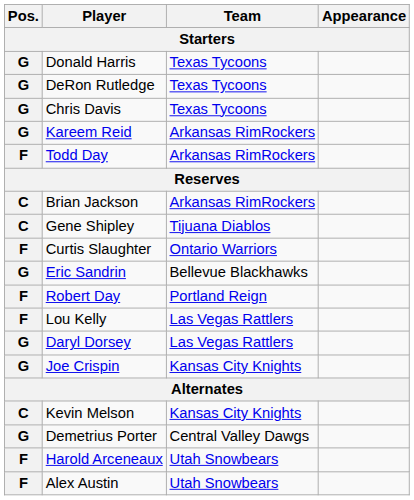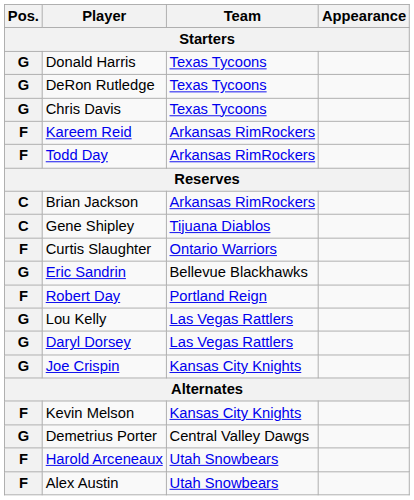(23, 132) G -> (23, 132) F
(23, 319) F -> (23, 319) G
(23, 413) C -> (23, 413) F
